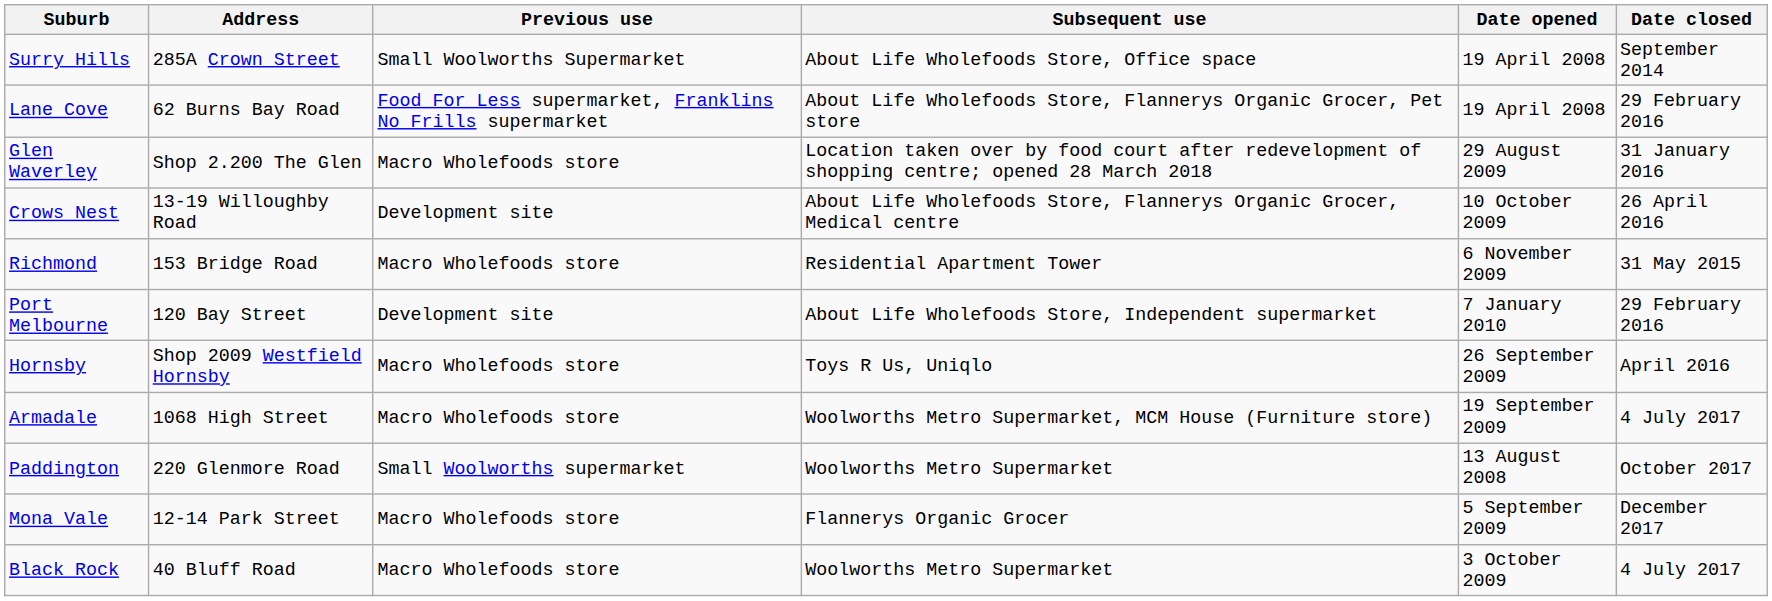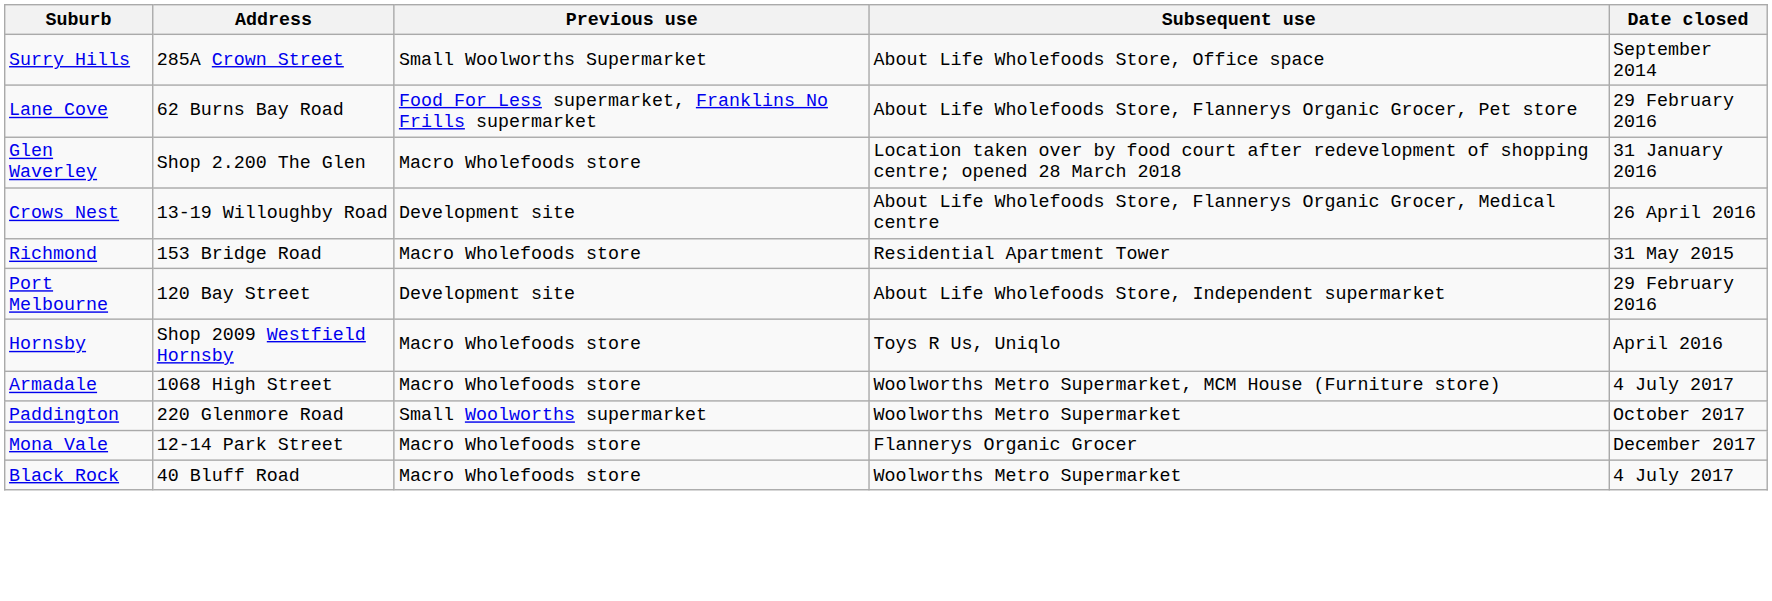- column: (1537, 20)
